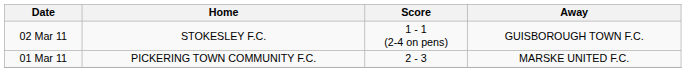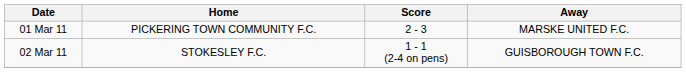rows swapped: (43, 59) <-> (43, 36)
